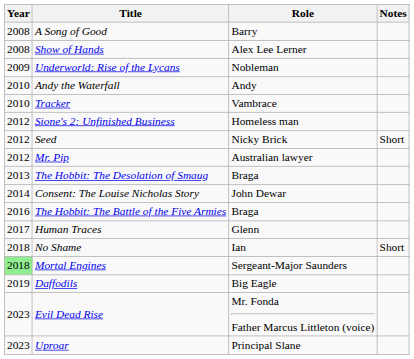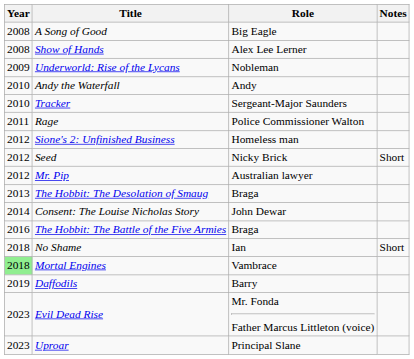(244, 31) Barry -> (254, 31) Big Eagle
(254, 103) Vambrace -> (289, 103) Sergeant-Major Saunders
+ row: (47, 121)
- row: (68, 229)
(289, 265) Sergeant-Major Saunders -> (254, 265) Vambrace
(254, 283) Big Eagle -> (244, 283) Barry
